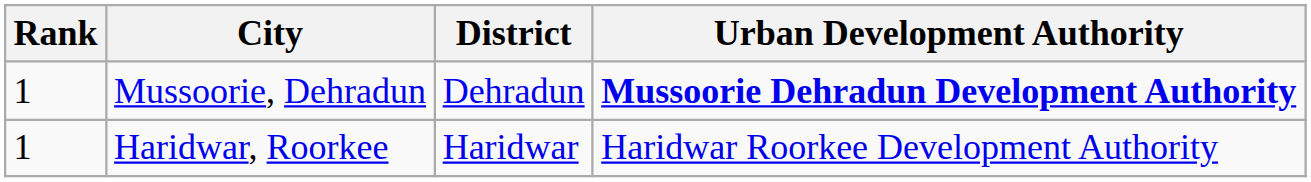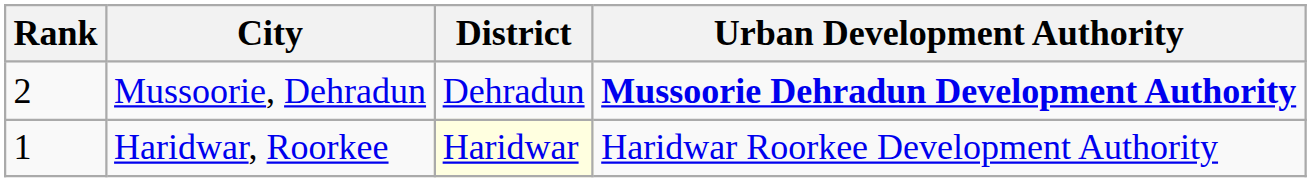(22, 90) 1 -> (22, 90) 2
(511, 147) no background -> (511, 147) lightyellow background
